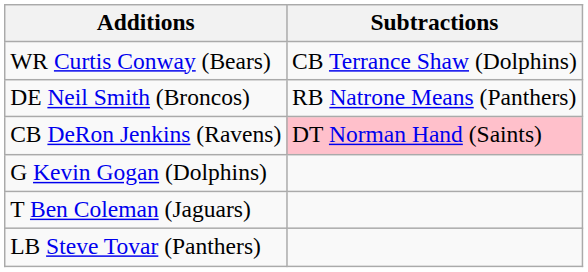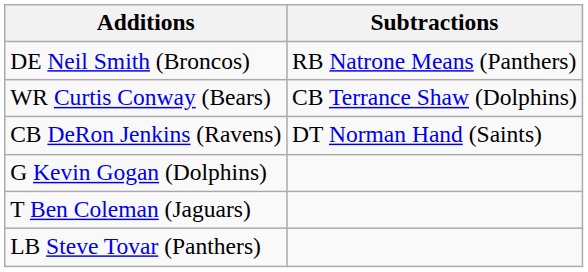rows swapped: (130, 97) <-> (140, 60)
(417, 135) pink background -> (417, 135) no background
